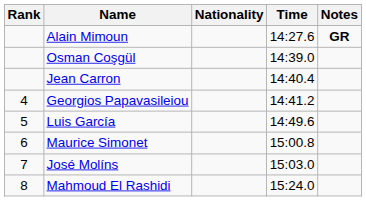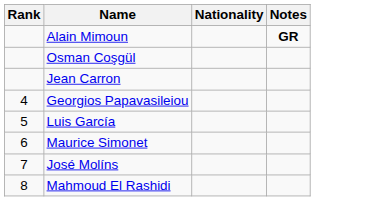- column: (292, 15)
